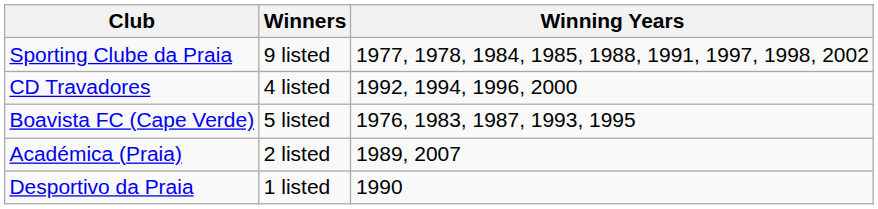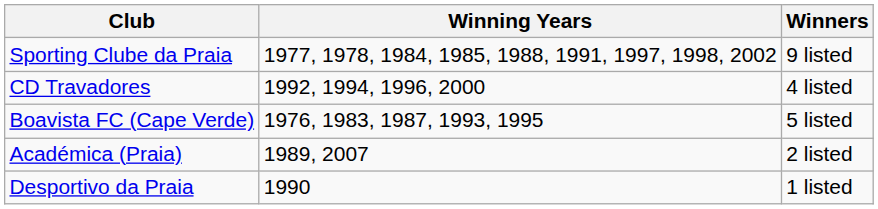columns swapped: (305, 21) <-> (612, 21)
